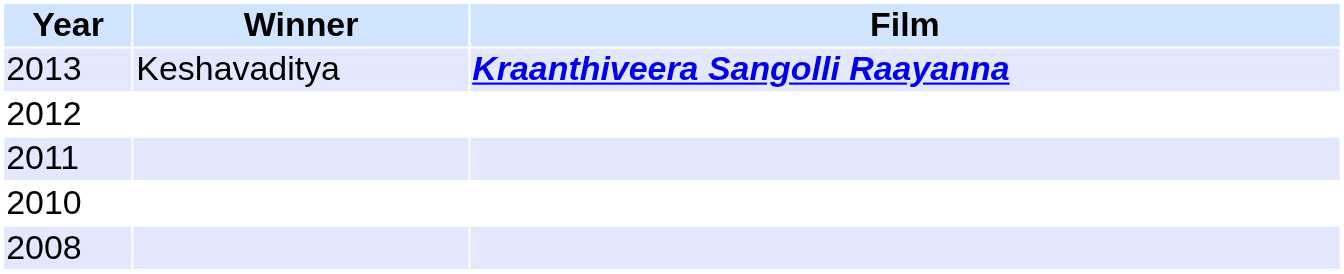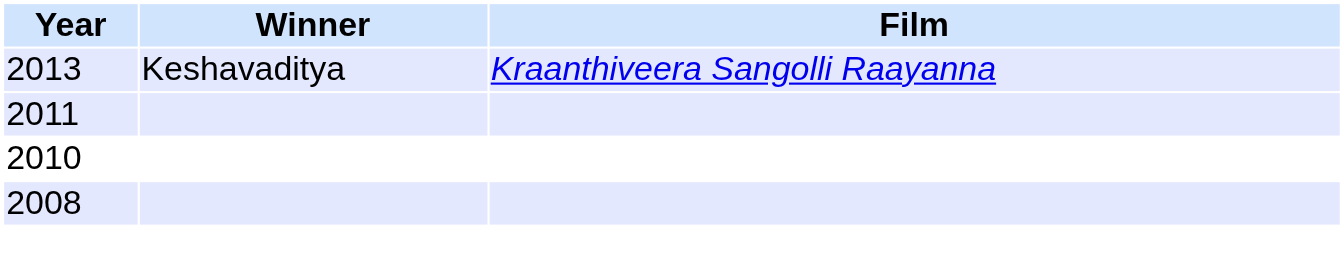(741, 69) bold -> (743, 69) normal
- row: (44, 113)
